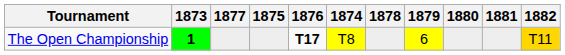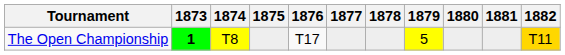columns swapped: (346, 16) <-> (230, 16)
(307, 39) bold -> (307, 39) normal
(424, 39) 6 -> (424, 39) 5
